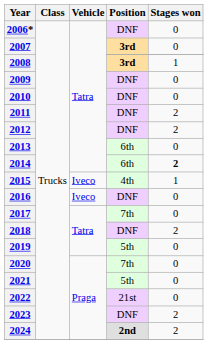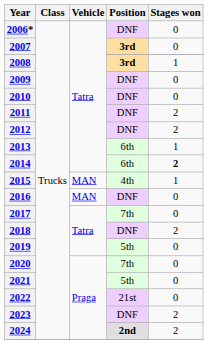(176, 146) 0 -> (176, 146) 1
(84, 180) Iveco -> (84, 180) MAN
(84, 197) Iveco -> (84, 197) MAN
